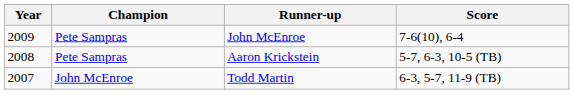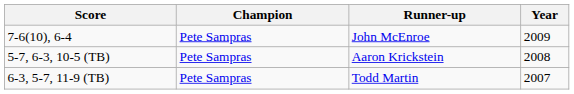columns swapped: (28, 15) <-> (482, 15)
(94, 78) John McEnroe -> (216, 78) Pete Sampras
